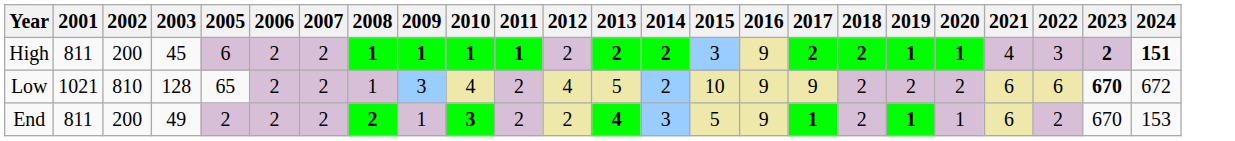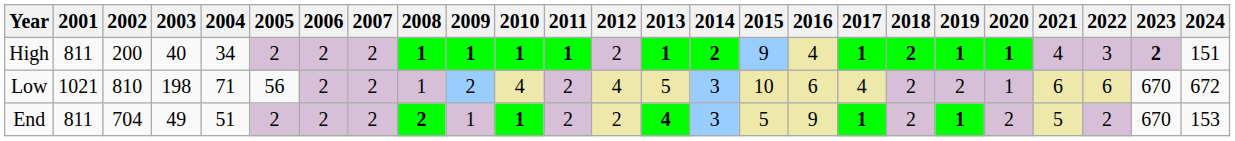+ column: (225, 21)
(176, 53) 45 -> (176, 53) 40
(225, 53) 6 -> (274, 53) 2
(617, 53) 2 -> (666, 53) 1
(715, 53) 3 -> (764, 53) 9
(764, 53) 9 -> (813, 53) 4
(813, 53) 2 -> (862, 53) 1
(1156, 53) bold -> (1205, 53) normal
(176, 86) 128 -> (176, 86) 198
(225, 86) 65 -> (274, 86) 56
(422, 86) 3 -> (471, 86) 2
(666, 86) 2 -> (715, 86) 3
(764, 86) 9 -> (813, 86) 6
(813, 86) 9 -> (862, 86) 4
(960, 86) 2 -> (1009, 86) 1
(1107, 86) bold -> (1156, 86) normal
(127, 119) 200 -> (127, 119) 704
(471, 119) 3 -> (520, 119) 1
(960, 119) 1 -> (1009, 119) 2
(1009, 119) 6 -> (1058, 119) 5
